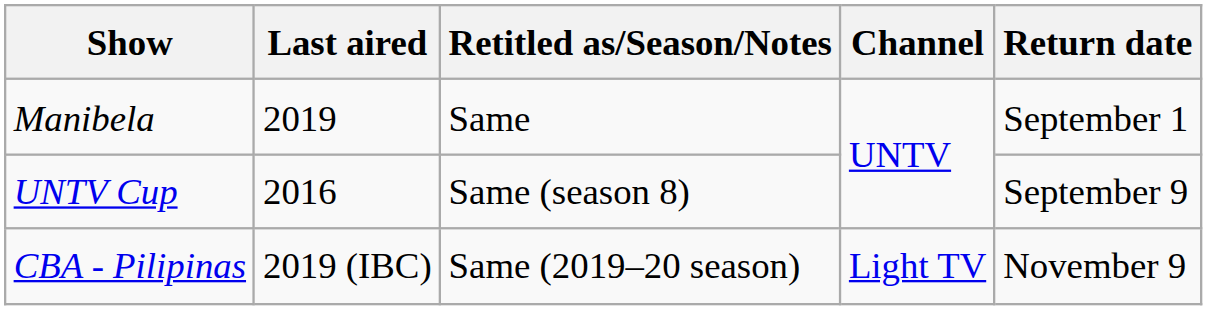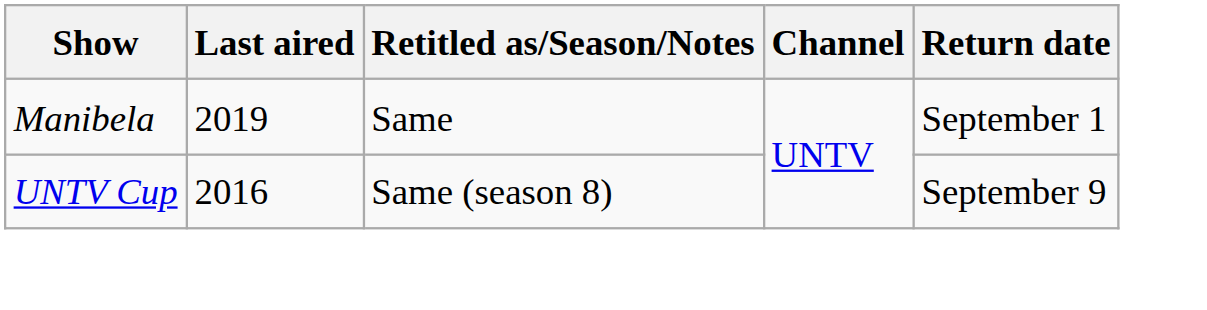- row: (130, 266)
